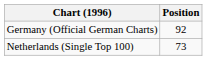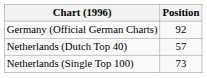+ row: (67, 47)
